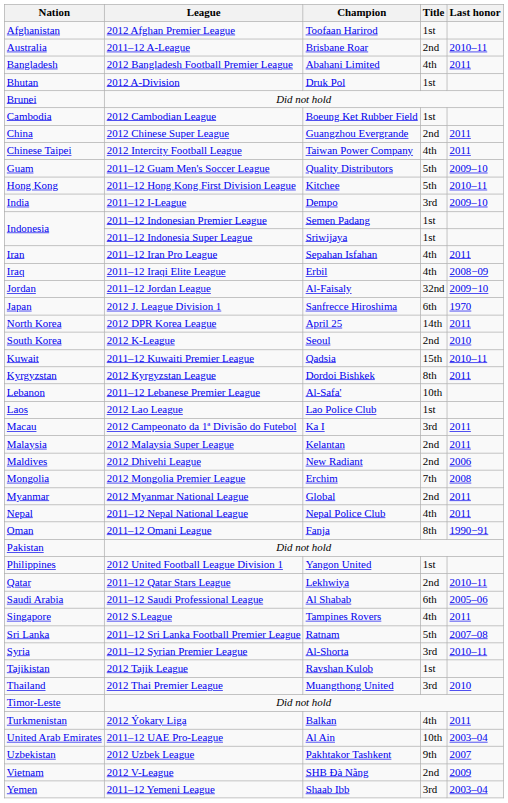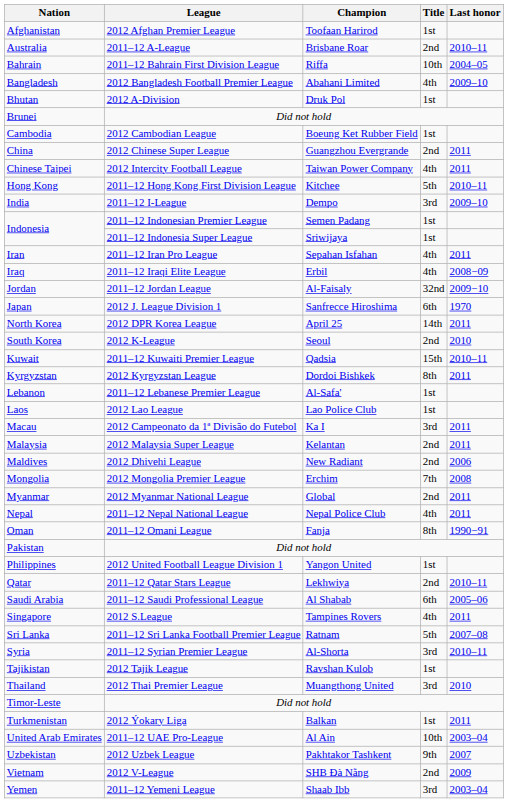+ row: (24, 64)
(460, 64) 2011 -> (469, 82) 2009–10
- row: (20, 168)
(432, 392) 10th -> (429, 392) 1st
(430, 720) 4th -> (429, 720) 1st
